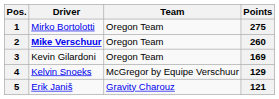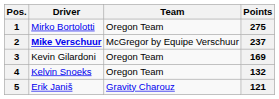(135, 41) Oregon Team -> (172, 41) McGregor by Equipe Verschuur
(258, 41) 260 -> (258, 41) 237
(172, 71) McGregor by Equipe Verschuur -> (135, 71) Oregon Team
(258, 71) 129 -> (258, 71) 132
